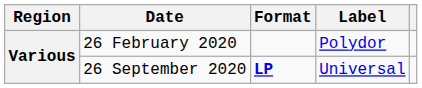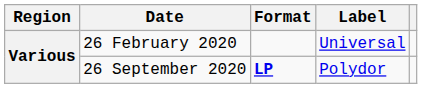(353, 44) Polydor -> (362, 44) Universal
(362, 70) Universal -> (353, 70) Polydor
